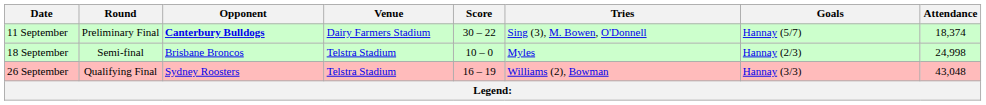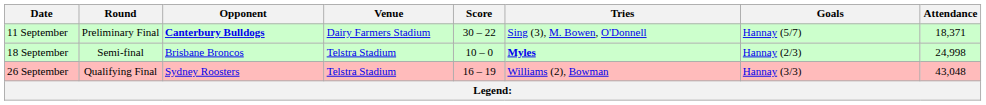(951, 33) 18,374 -> (951, 33) 18,371
(521, 52) normal -> (522, 52) bold
